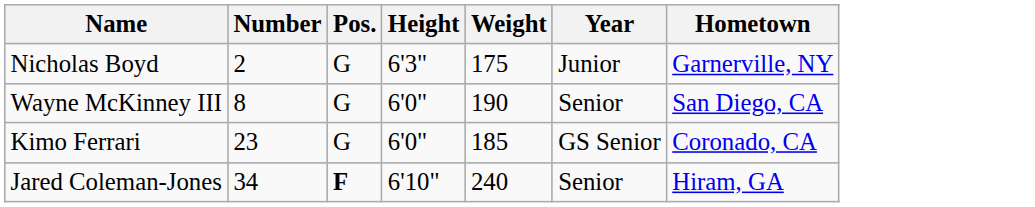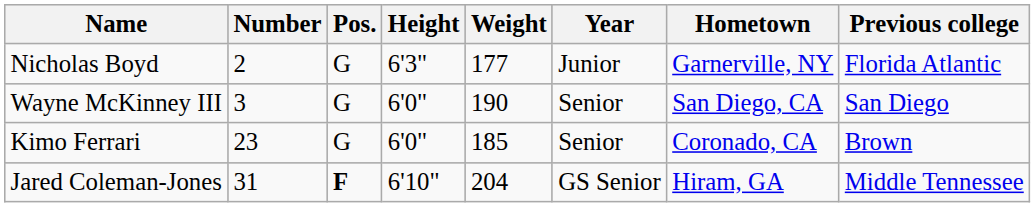+ column: (934, 24)
(490, 63) 175 -> (490, 63) 177
(240, 102) 8 -> (240, 102) 3
(609, 142) GS Senior -> (591, 142) Senior
(246, 181) 34 -> (246, 181) 31
(490, 181) 240 -> (490, 181) 204
(591, 181) Senior -> (609, 181) GS Senior
